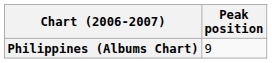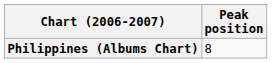(208, 48) 9 -> (208, 48) 8
